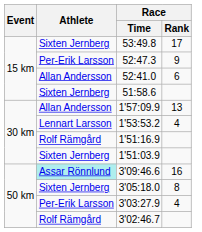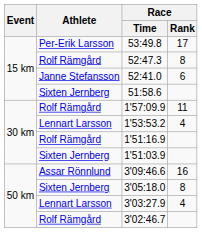(74, 45) Sixten Jernberg -> (76, 45) Per-Erik Larsson
(76, 60) Per-Erik Larsson -> (70, 60) Rolf Rämgård
(177, 60) 9 -> (182, 60) 8
(75, 76) Allan Andersson -> (79, 76) Janne Stefansson
(75, 108) Allan Andersson -> (70, 108) Rolf Rämgård
(177, 108) 13 -> (182, 108) 11
(75, 172) paleturquoise background -> (75, 172) no background
(76, 204) Per-Erik Larsson -> (75, 204) Lennart Larsson
